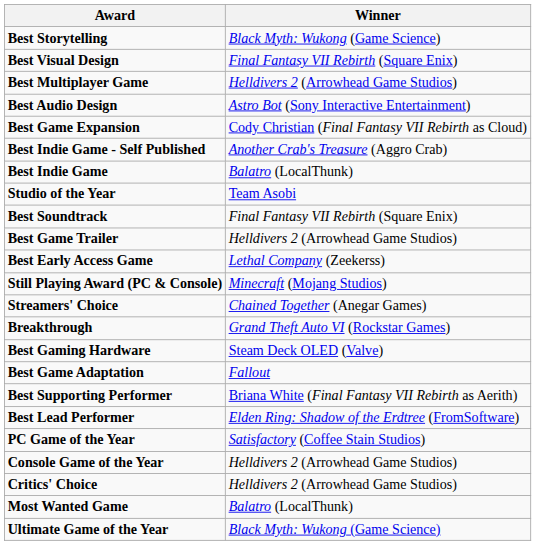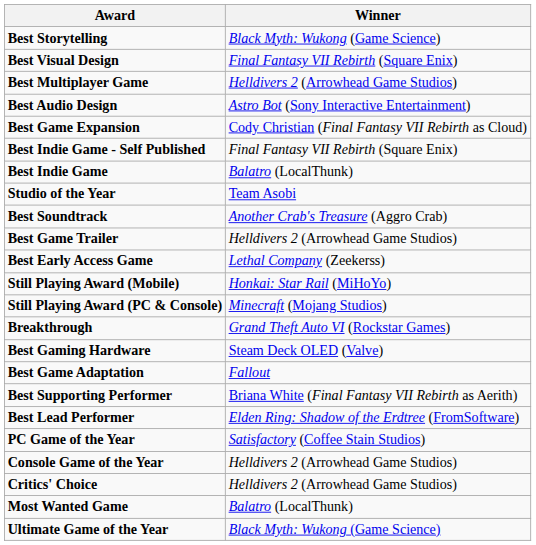(338, 149) Another Crab's Treasure (Aggro Crab) -> (343, 149) Final Fantasy VII Rebirth (Square Enix)
(343, 216) Final Fantasy VII Rebirth (Square Enix) -> (338, 216) Another Crab's Treasure (Aggro Crab)
+ row: (93, 283)
- row: (63, 305)
